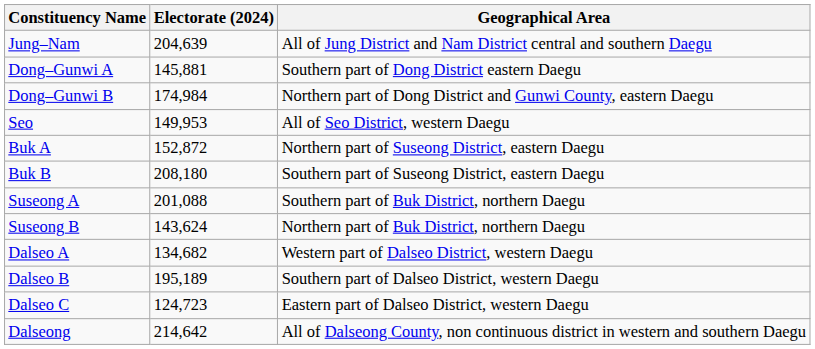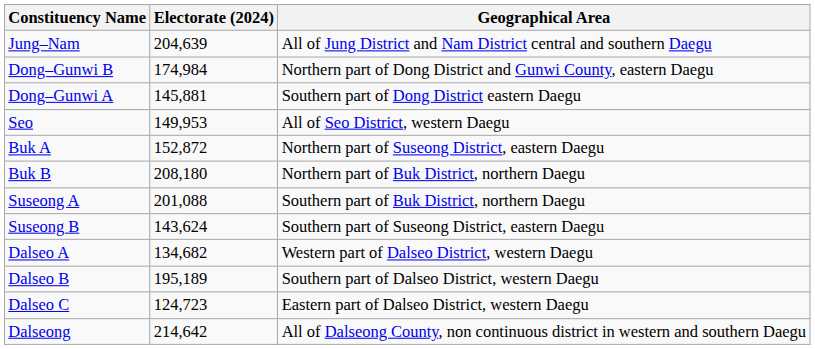rows swapped: (61, 69) <-> (61, 95)
(443, 174) Southern part of Suseong District, eastern Daegu -> (433, 174) Northern part of Buk District, northern Daegu
(433, 226) Northern part of Buk District, northern Daegu -> (443, 226) Southern part of Suseong District, eastern Daegu
